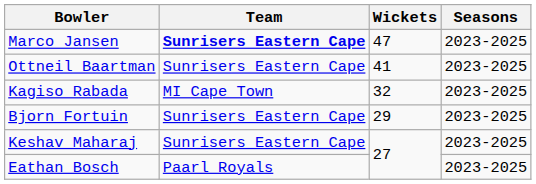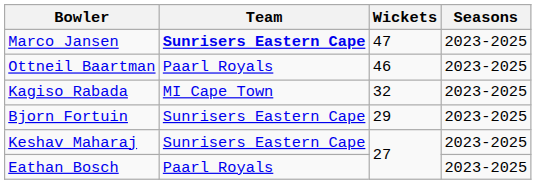(264, 67) Sunrisers Eastern Cape -> (218, 67) Paarl Royals
(382, 67) 41 -> (382, 67) 46
